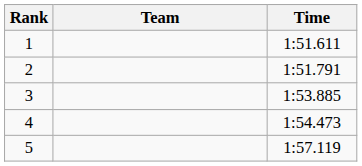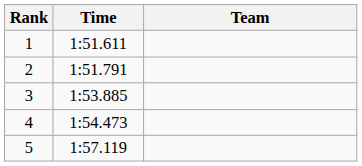columns swapped: (160, 17) <-> (312, 17)
